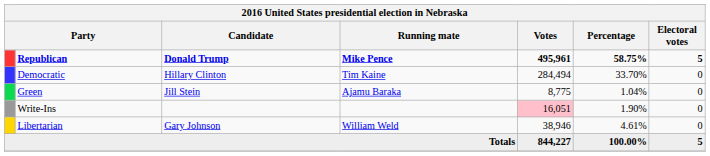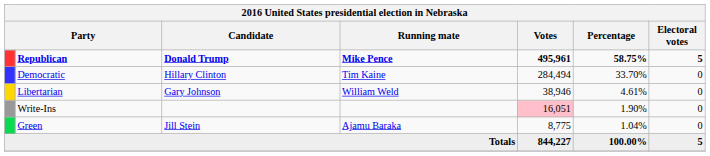rows swapped: (40, 125) <-> (30, 92)
